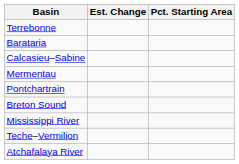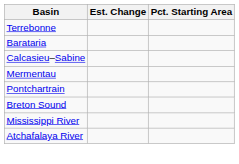- row: (42, 136)
